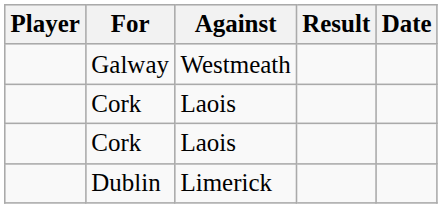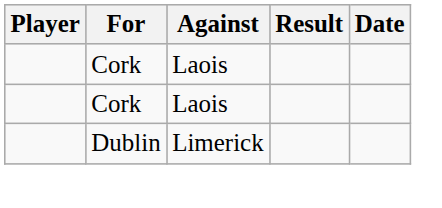- row: (130, 63)
